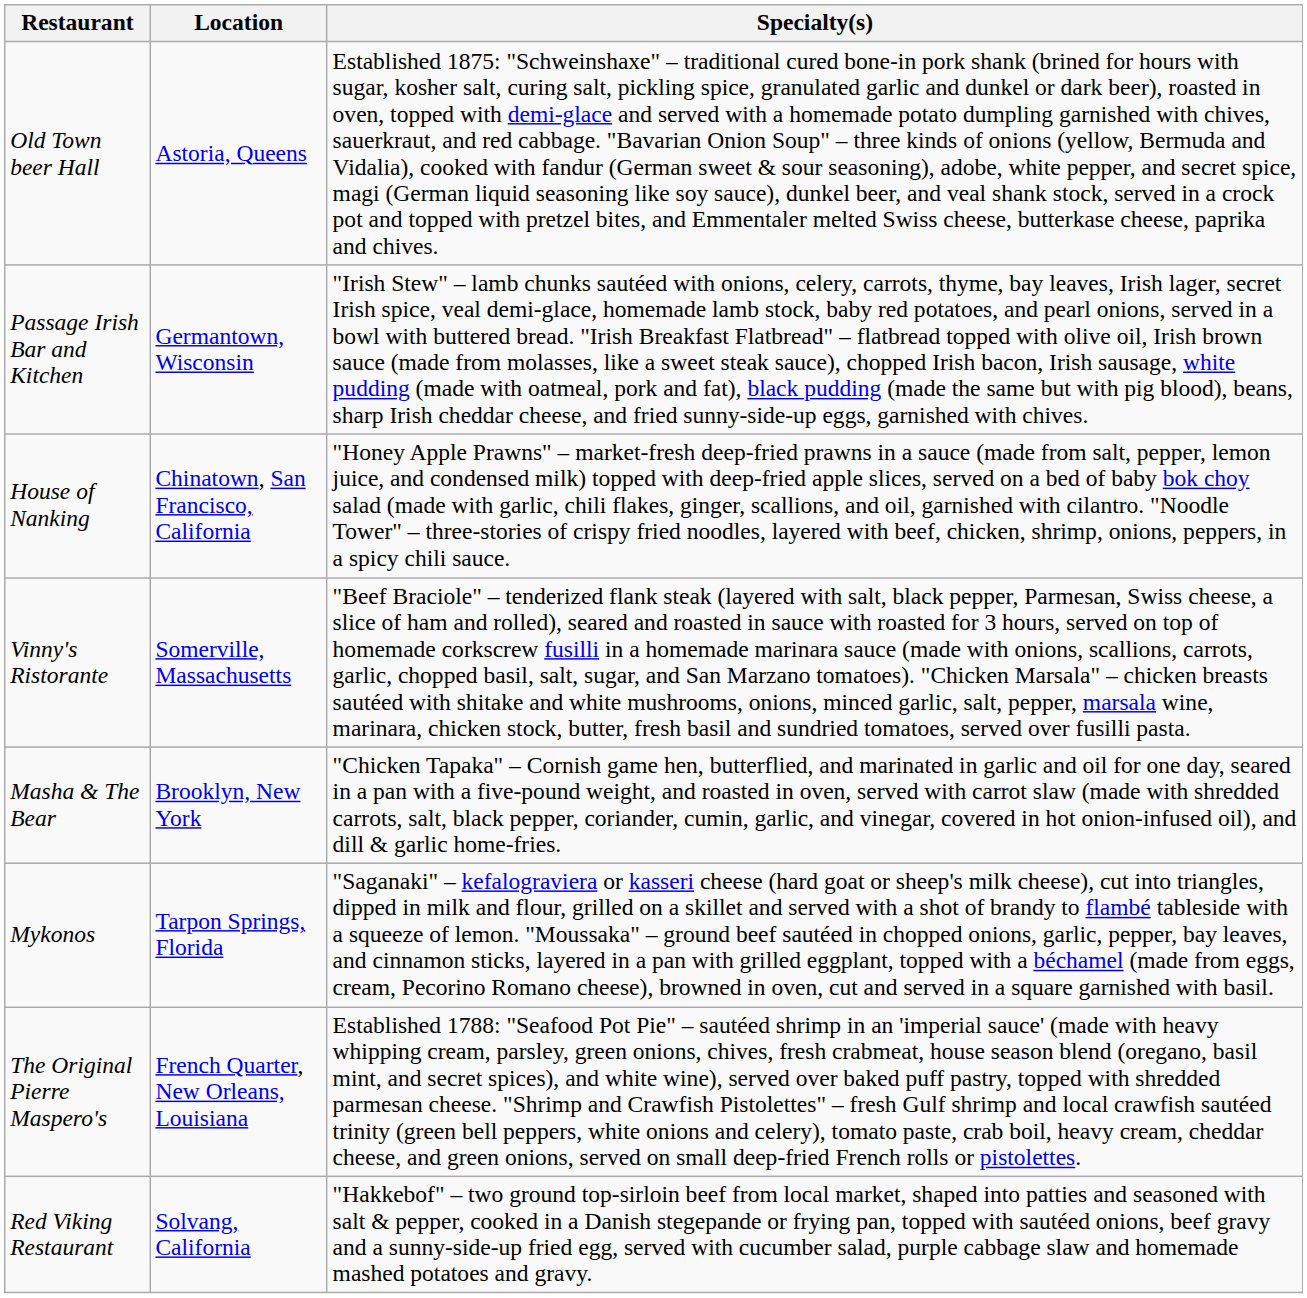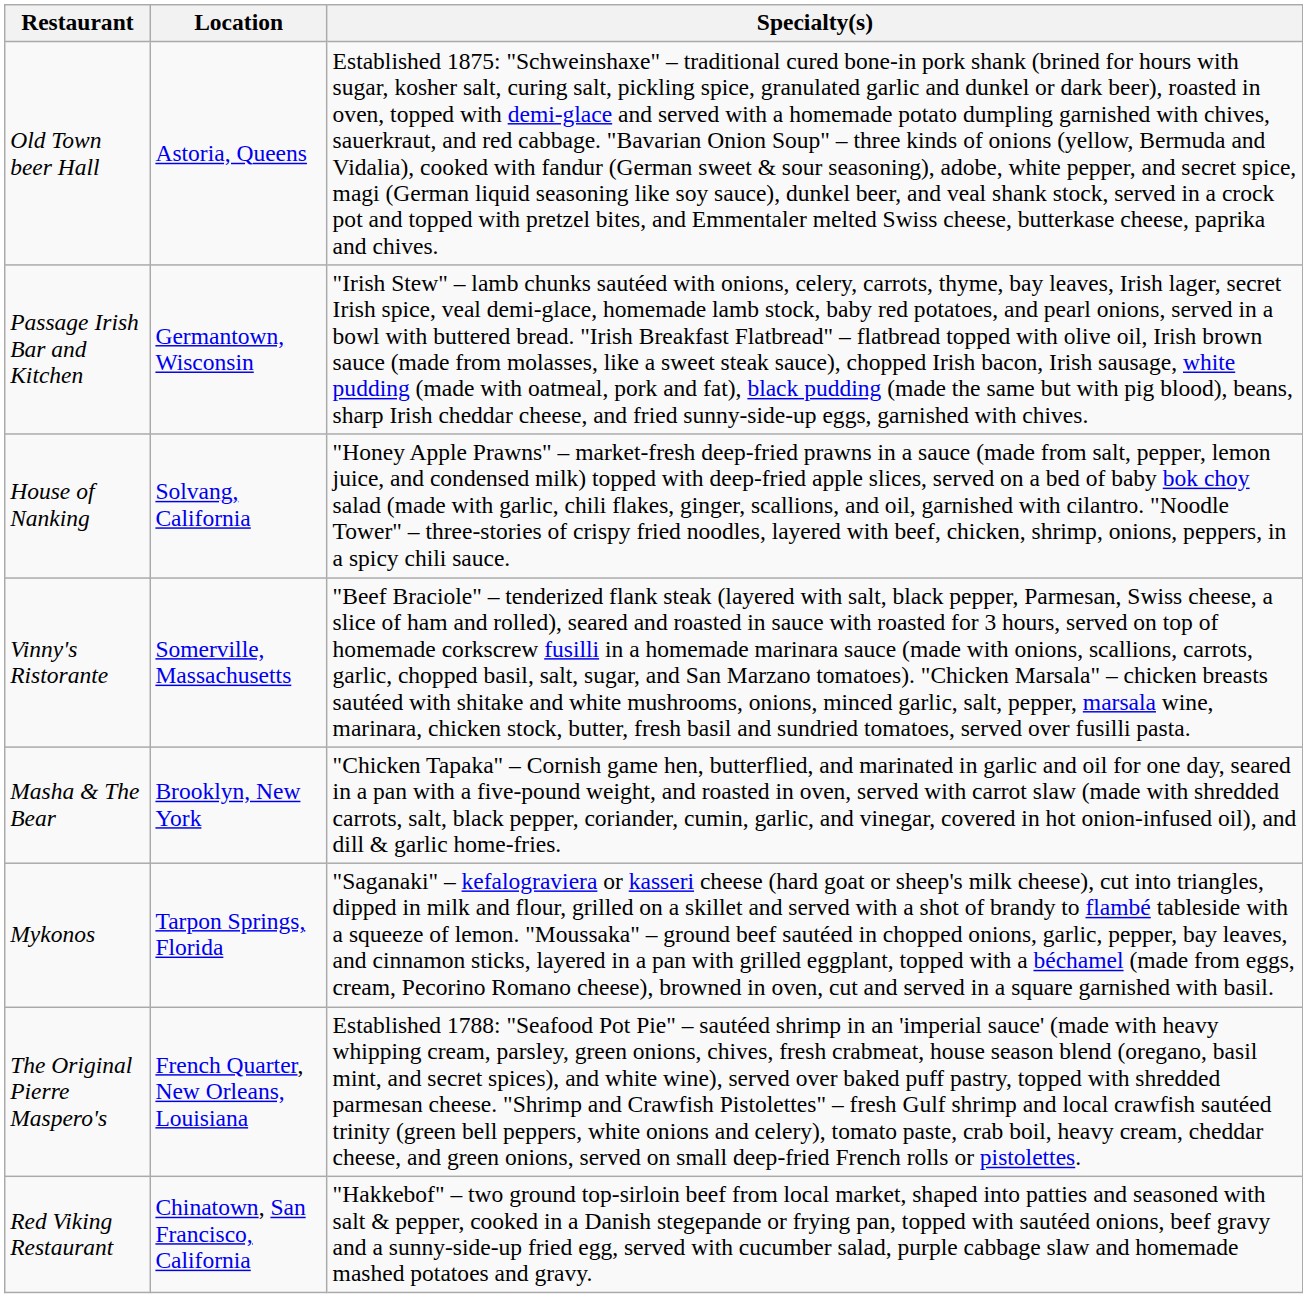(231, 505) Chinatown, San Francisco, California -> (203, 505) Solvang, California
(203, 1234) Solvang, California -> (231, 1234) Chinatown, San Francisco, California
